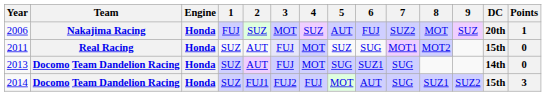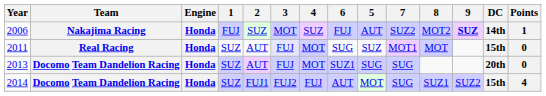columns swapped: (342, 13) <-> (371, 13)
(436, 30) MOT -> (436, 30) MOT2
(468, 30) normal -> (468, 30) bold
(495, 30) 20th -> (495, 30) 14th
(436, 48) MOT2 -> (436, 48) MOT
(495, 65) 14th -> (495, 65) 20th
(524, 82) 3 -> (524, 82) 4
